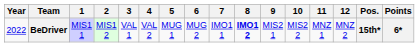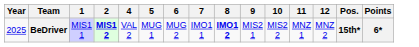- column: (129, 11)
(16, 30) 2022 -> (16, 30) 2025
(106, 30) normal -> (106, 30) bold
